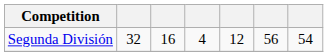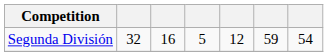(202, 39) 4 -> (202, 39) 5
(271, 39) 56 -> (271, 39) 59
